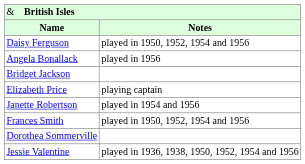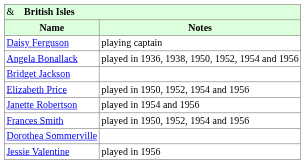(175, 43) played in 1950, 1952, 1954 and 1956 -> (132, 43) playing captain
(131, 58) played in 1956 -> (200, 58) played in 1936, 1938, 1950, 1952, 1954 and 1956
(132, 89) playing captain -> (175, 89) played in 1950, 1952, 1954 and 1956
(200, 151) played in 1936, 1938, 1950, 1952, 1954 and 1956 -> (131, 151) played in 1956
